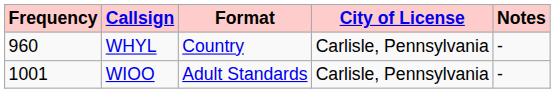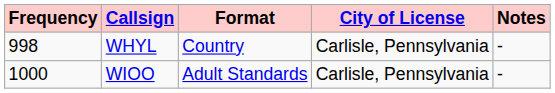(23, 46) 960 -> (23, 46) 998
(28, 74) 1001 -> (28, 74) 1000
